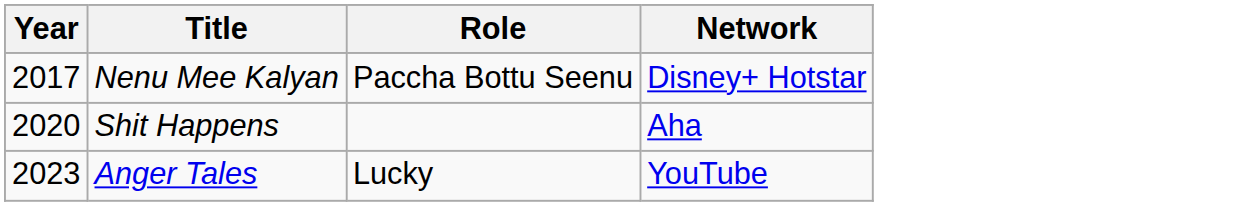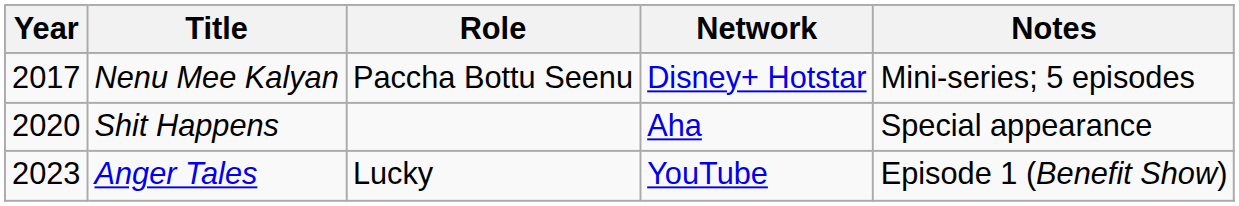+ column: (1054, 28)
